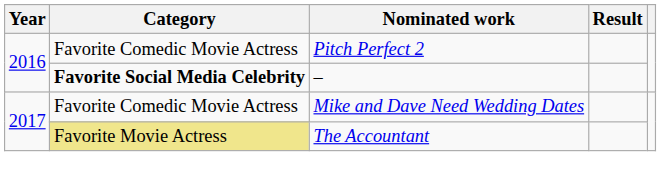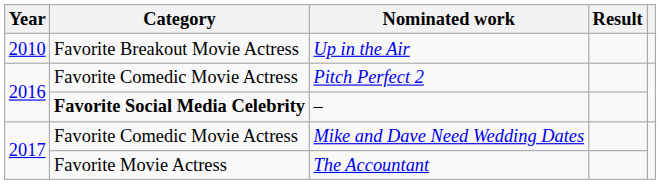+ row: (362, 48)
(140, 135) khaki background -> (140, 164) no background
